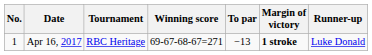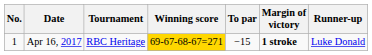(186, 42) no background -> (186, 42) gold background
(242, 42) −13 -> (242, 42) −15
